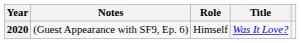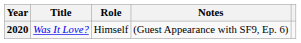columns swapped: (261, 13) <-> (111, 13)
